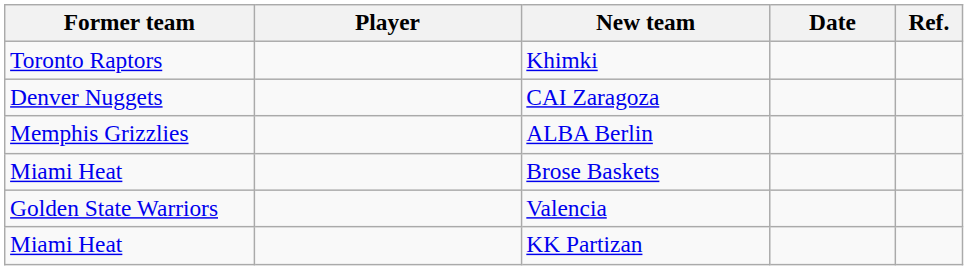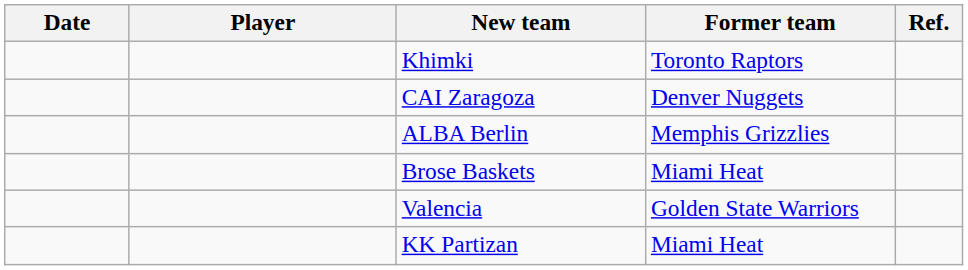columns swapped: (832, 23) <-> (129, 23)
